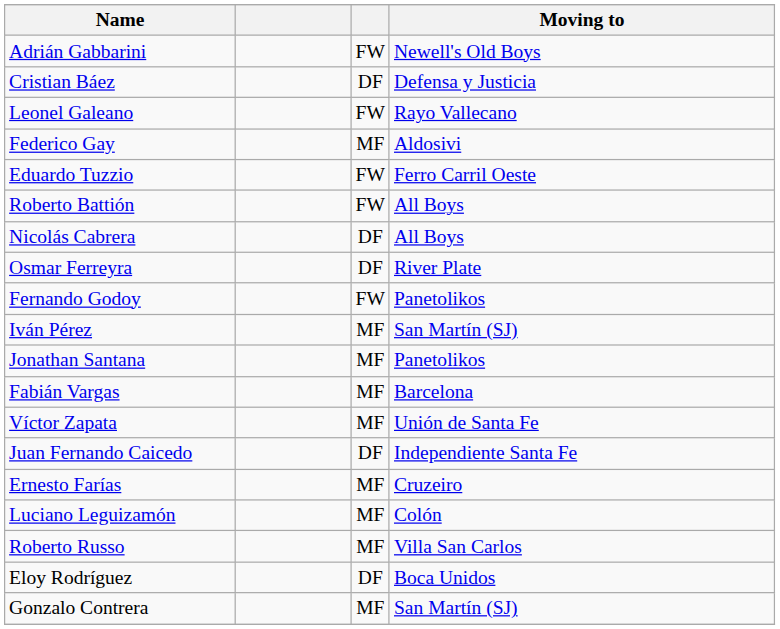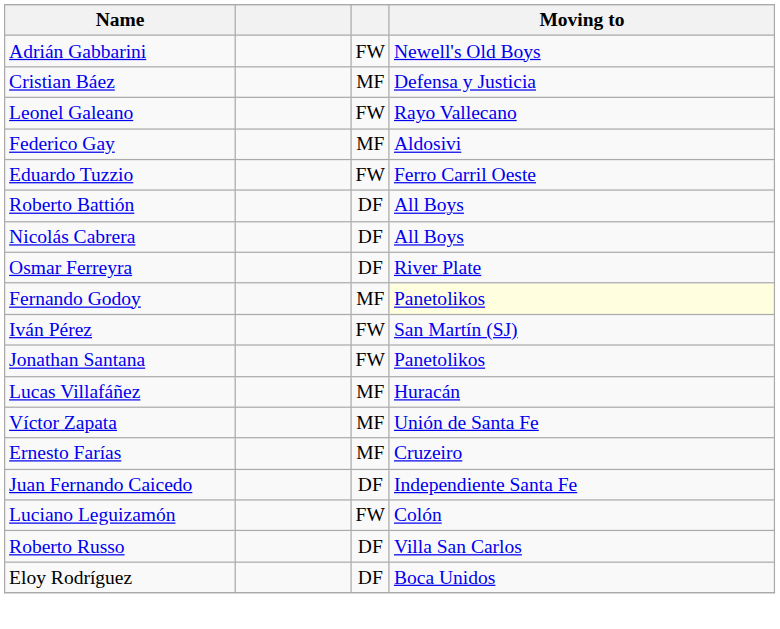(370, 81) DF -> (370, 81) MF
(370, 205) FW -> (370, 205) DF
(370, 298) FW -> (370, 298) MF
(440, 298) no background -> (440, 298) lightyellow background
(370, 329) MF -> (370, 329) FW
(370, 360) MF -> (370, 360) FW
- row: (64, 391)
+ row: (75, 391)
rows swapped: (101, 453) <-> (65, 484)
(370, 515) MF -> (370, 515) FW
(370, 546) MF -> (370, 546) DF
- row: (79, 608)
